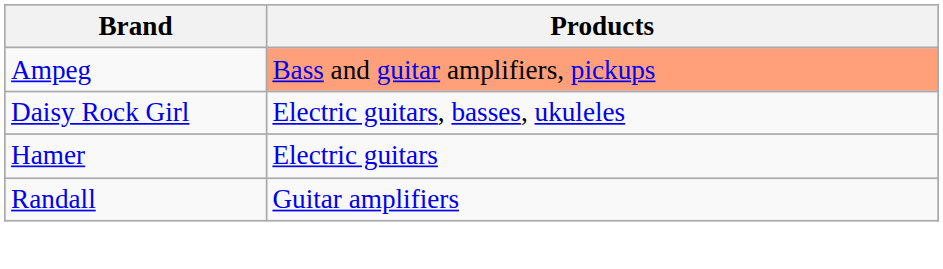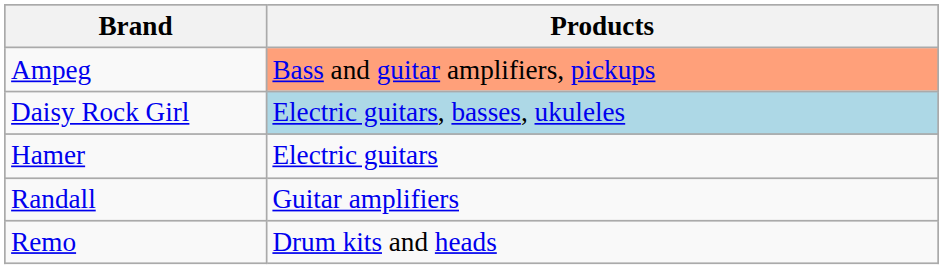(449, 112) no background -> (449, 112) lightblue background
+ row: (44, 241)
